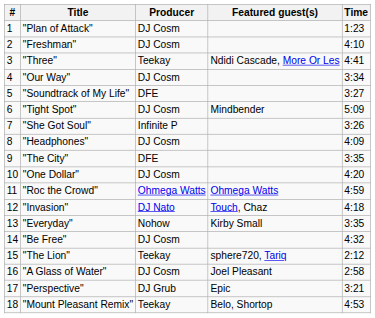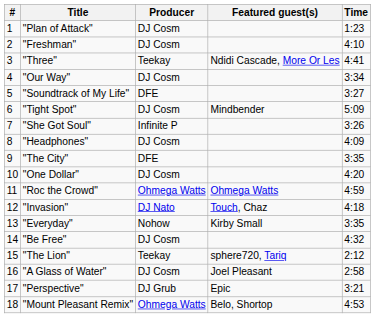(154, 304) Teekay -> (172, 304) Ohmega Watts
